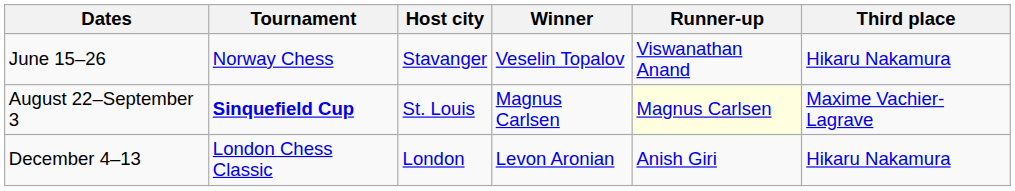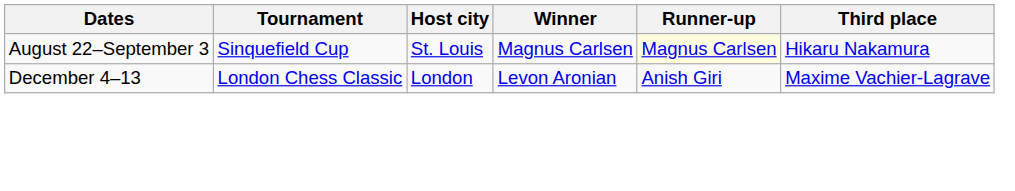- row: (57, 59)
(283, 109) bold -> (283, 48) normal
(875, 109) Maxime Vachier-Lagrave -> (857, 48) Hikaru Nakamura
(878, 159) Hikaru Nakamura -> (888, 78) Maxime Vachier-Lagrave
